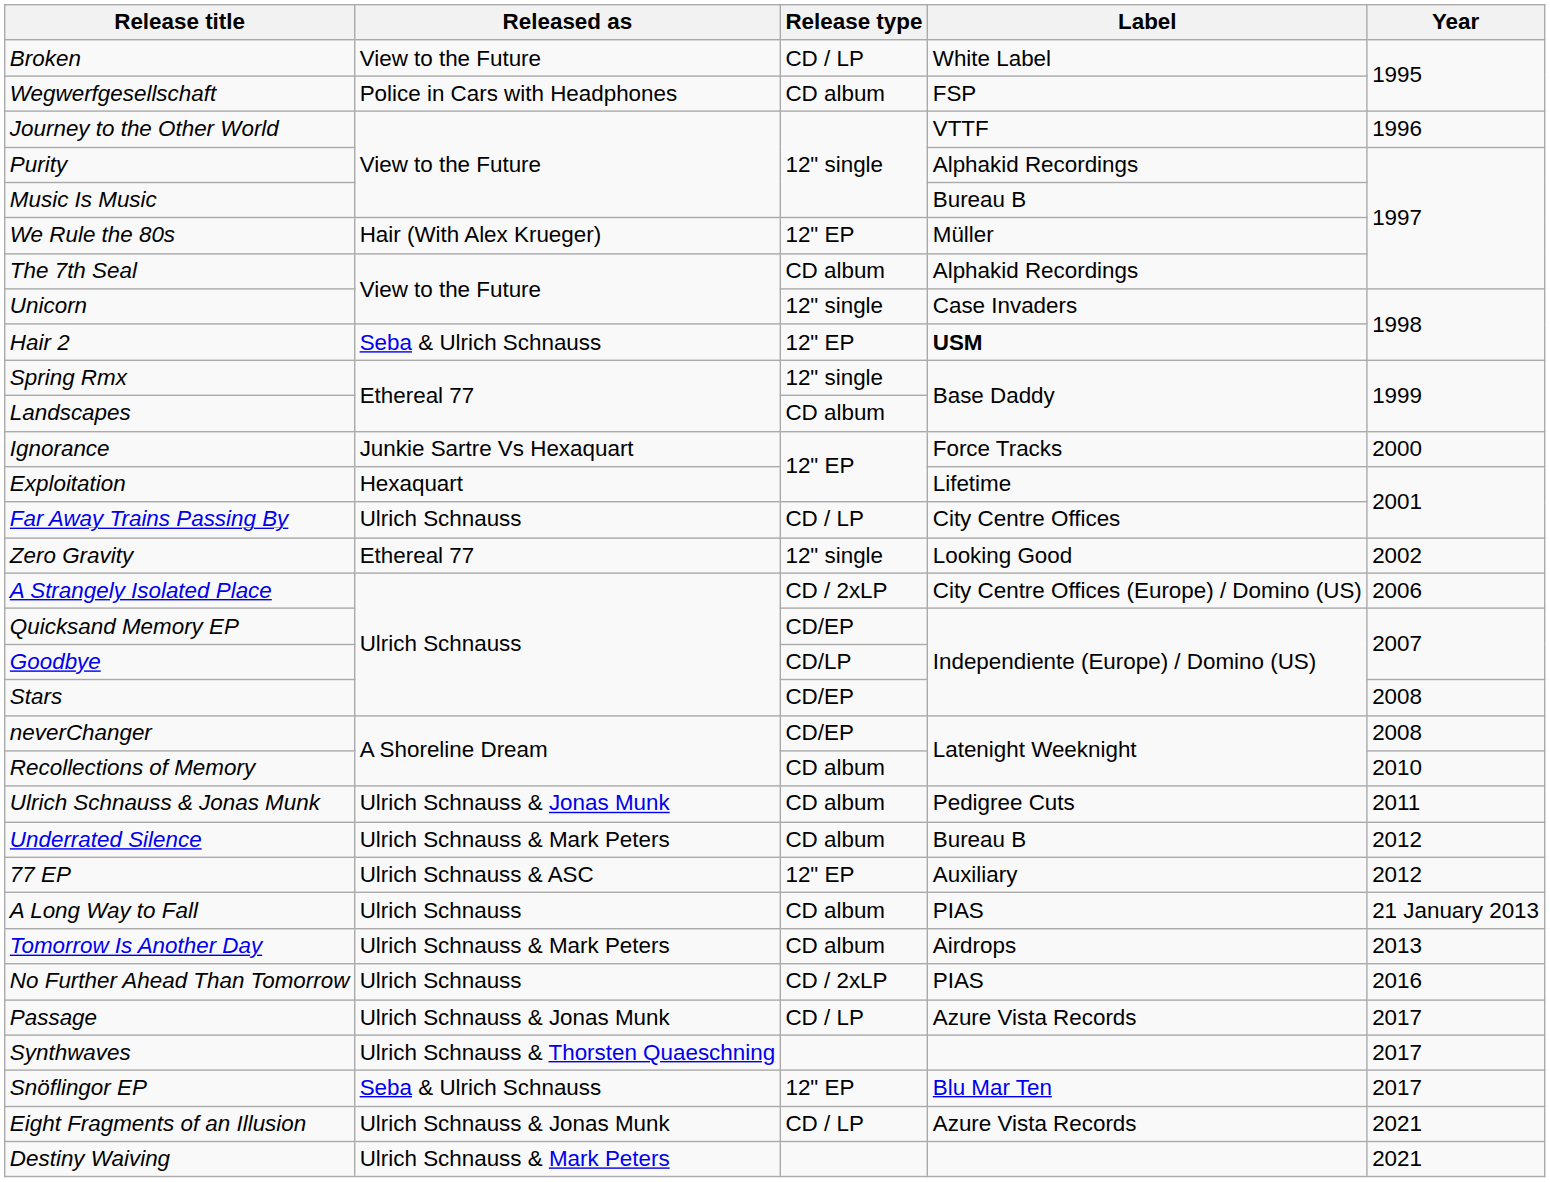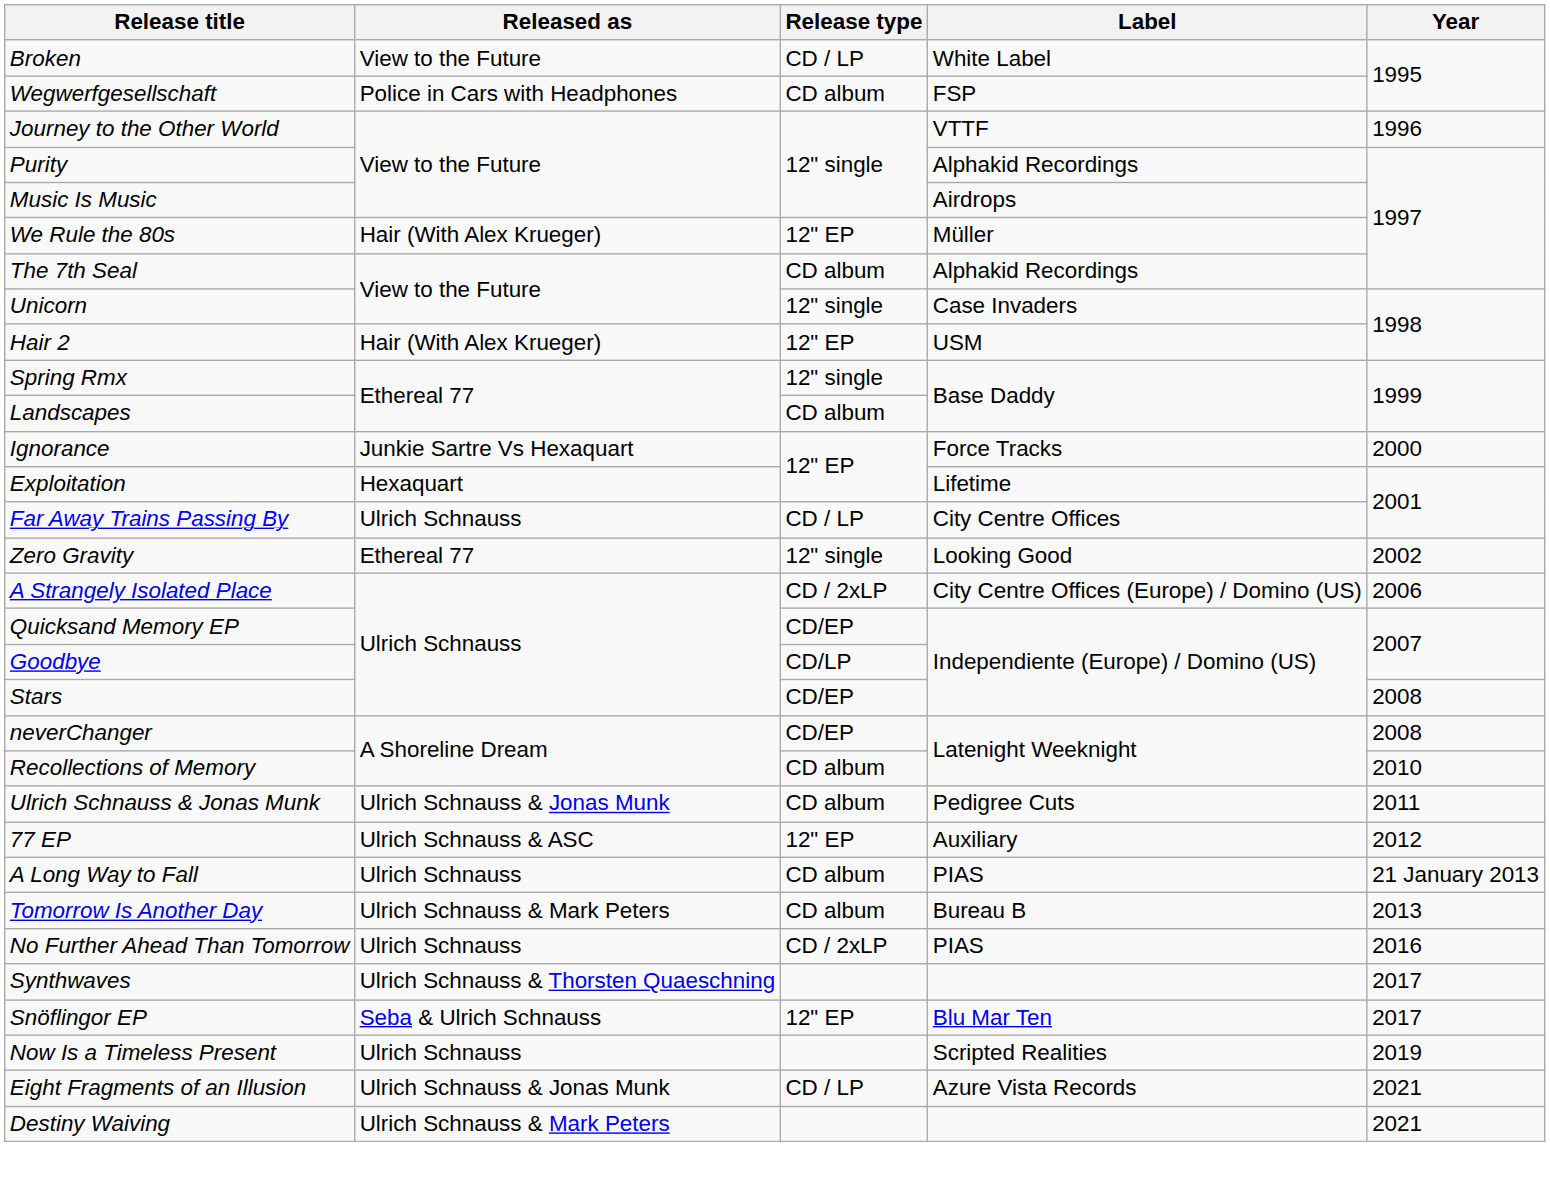(979, 199) Bureau B -> (974, 199) Airdrops
(480, 341) Seba & Ulrich Schnauss -> (480, 341) Hair (With Alex Krueger)
(958, 341) bold -> (958, 341) normal
- row: (106, 839)
(974, 945) Airdrops -> (979, 910) Bureau B
- row: (53, 1016)
+ row: (143, 1052)
